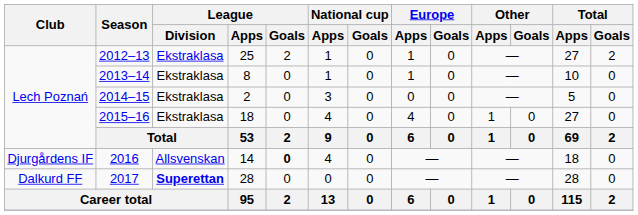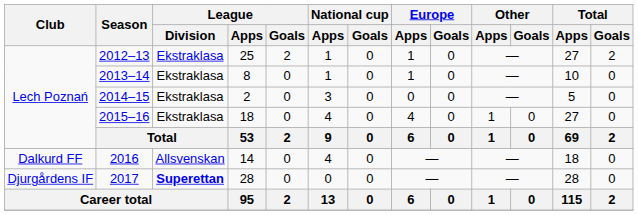(50, 158) Djurgårdens IF -> (50, 158) Dalkurd FF
(287, 158) bold -> (287, 158) normal
(50, 179) Dalkurd FF -> (50, 179) Djurgårdens IF
